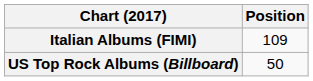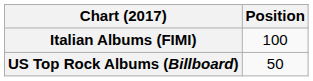(275, 40) 109 -> (275, 40) 100
